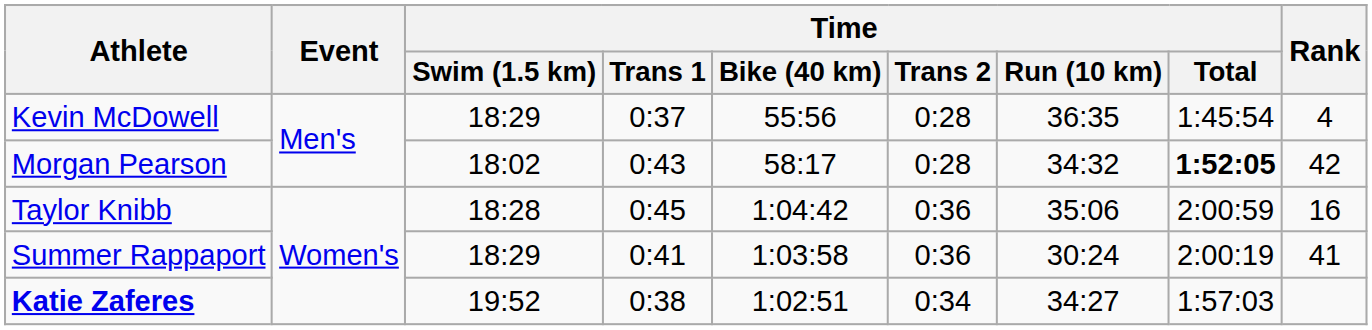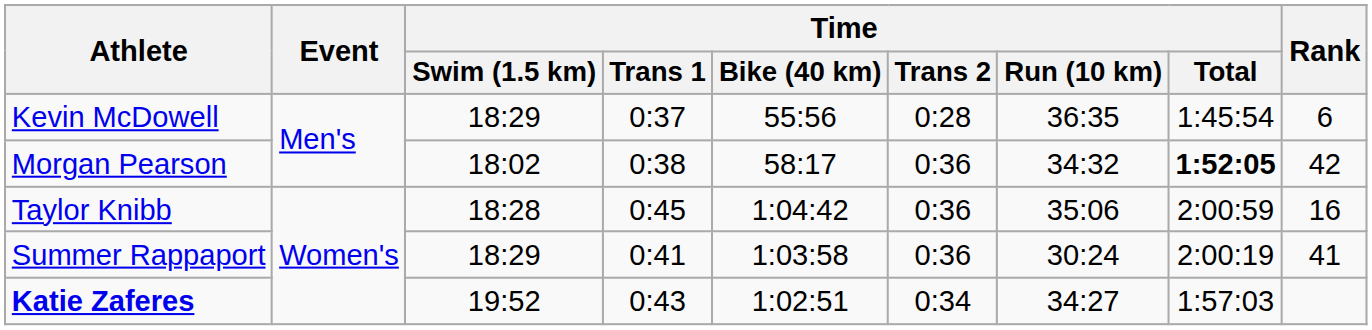(1325, 118) 4 -> (1325, 118) 6
(658, 164) 0:43 -> (658, 164) 0:38
(943, 164) 0:28 -> (943, 164) 0:36
(658, 302) 0:38 -> (658, 302) 0:43
